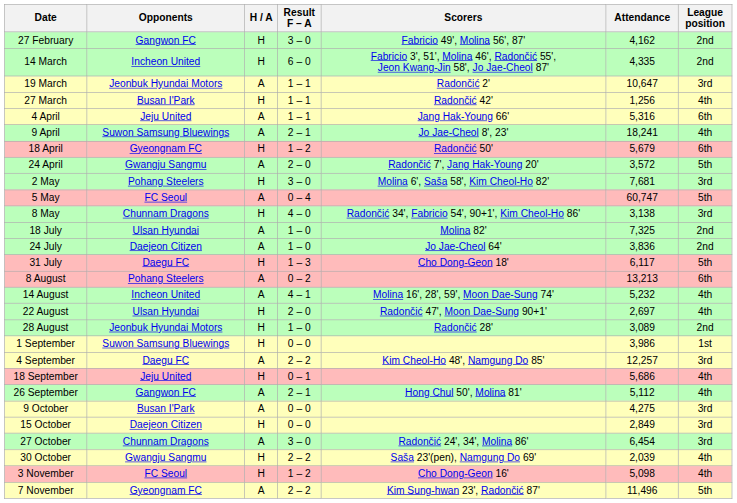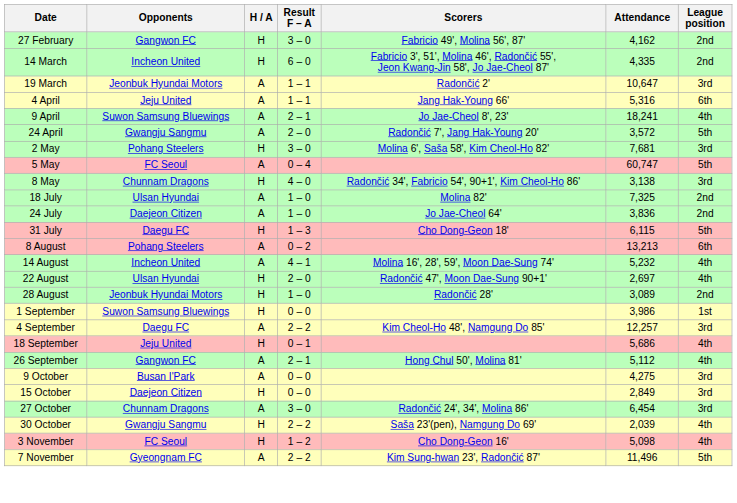- row: (46, 100)
- row: (46, 149)
(642, 263) 6,117 -> (642, 230) 6,115
